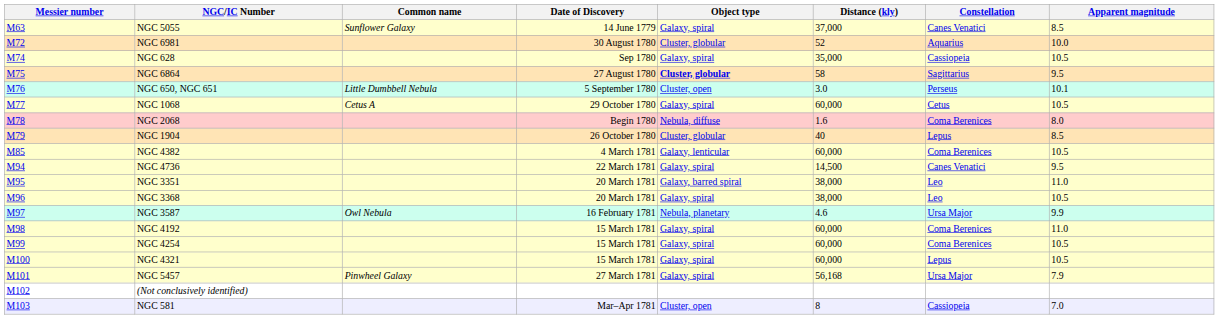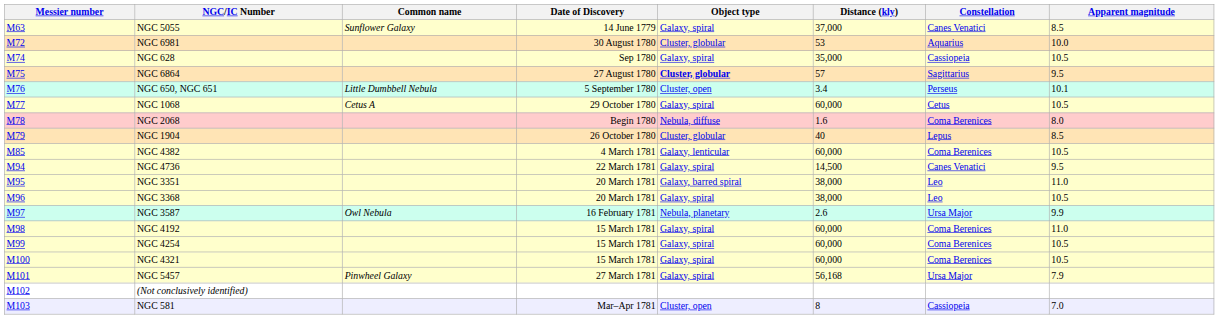(820, 43) 52 -> (820, 43) 53
(820, 74) 58 -> (820, 74) 57
(821, 89) 3.0 -> (821, 89) 3.4
(821, 213) 4.6 -> (821, 213) 2.6
(939, 259) Lepus -> (960, 259) Coma Berenices
